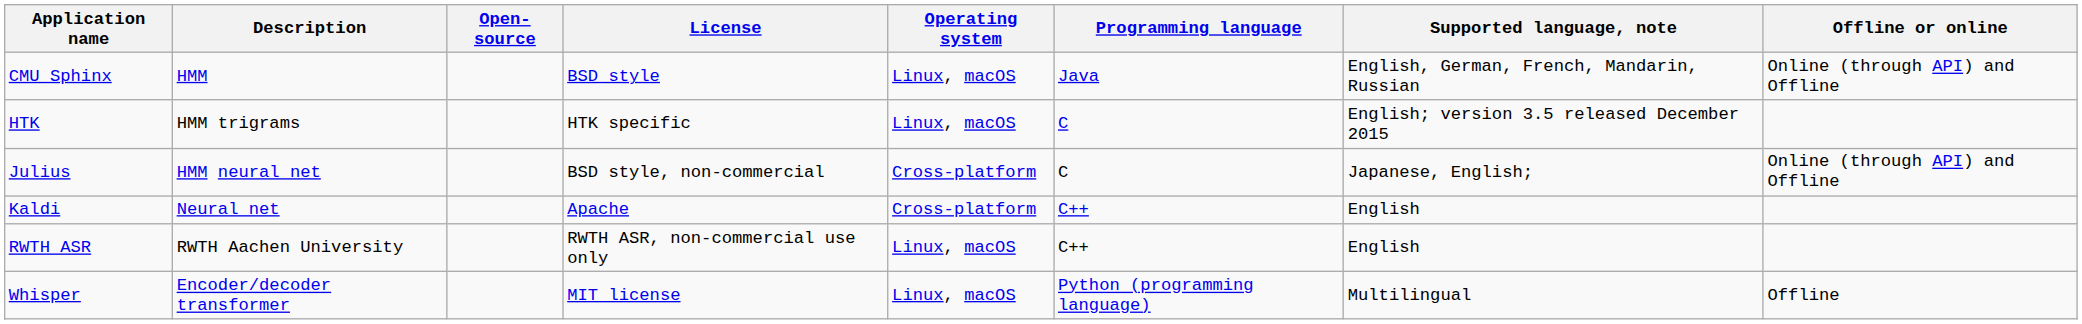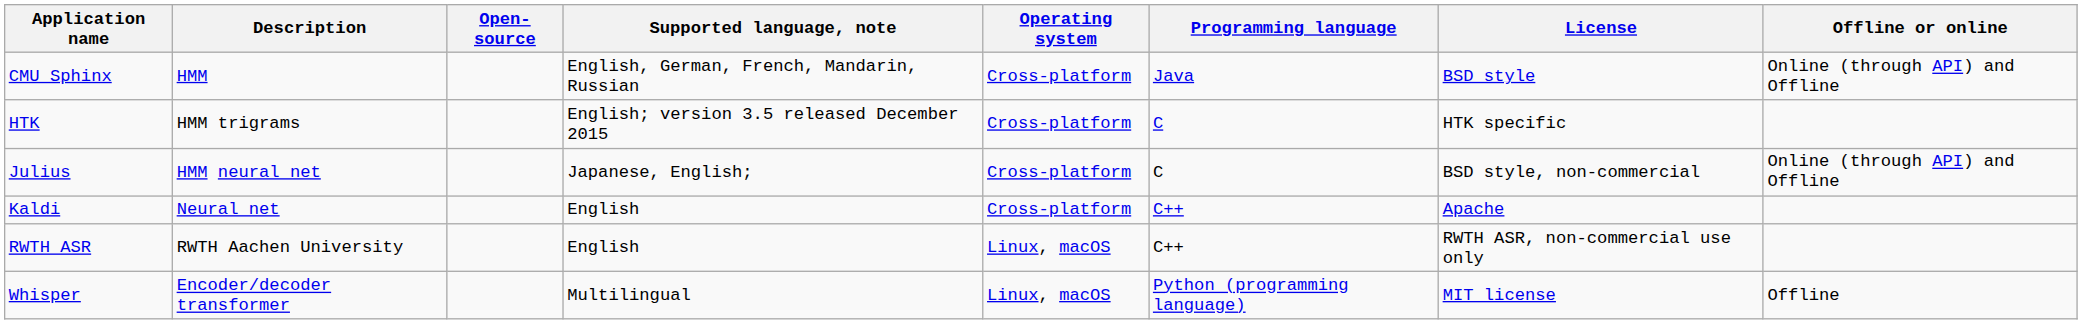columns swapped: (726, 29) <-> (1554, 29)
(954, 76) Linux, macOS -> (1059, 76) Cross-platform
(954, 124) Linux, macOS -> (1059, 124) Cross-platform
